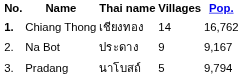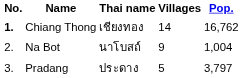(119, 47) ประดาง -> (120, 47) นาโบสถ์
(218, 47) 9,167 -> (218, 47) 1,004
(120, 68) นาโบสถ์ -> (119, 68) ประดาง
(218, 67) 9,794 -> (218, 67) 3,797
